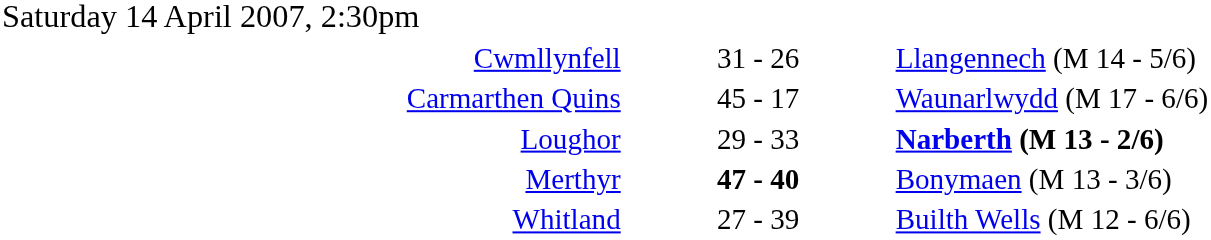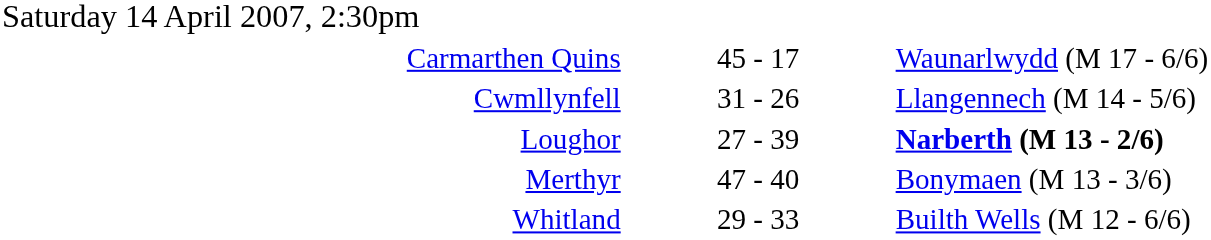rows swapped: (514, 98) <-> (547, 58)
(758, 138) 29 - 33 -> (758, 138) 27 - 39
(758, 179) bold -> (758, 179) normal
(758, 219) 27 - 39 -> (758, 219) 29 - 33
